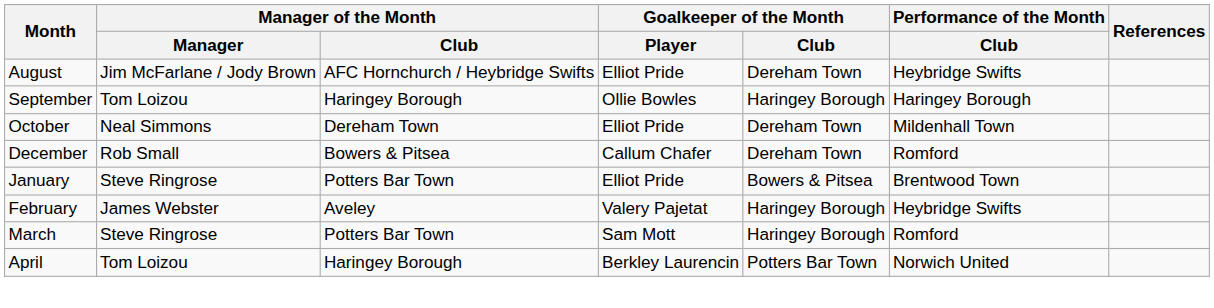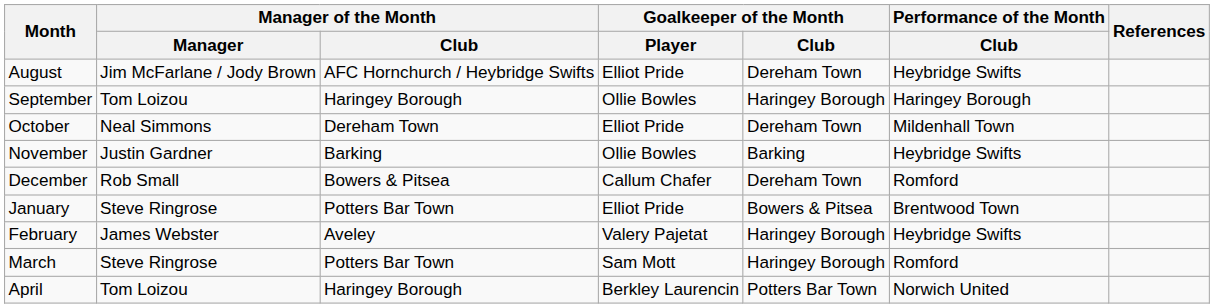+ row: (48, 153)
